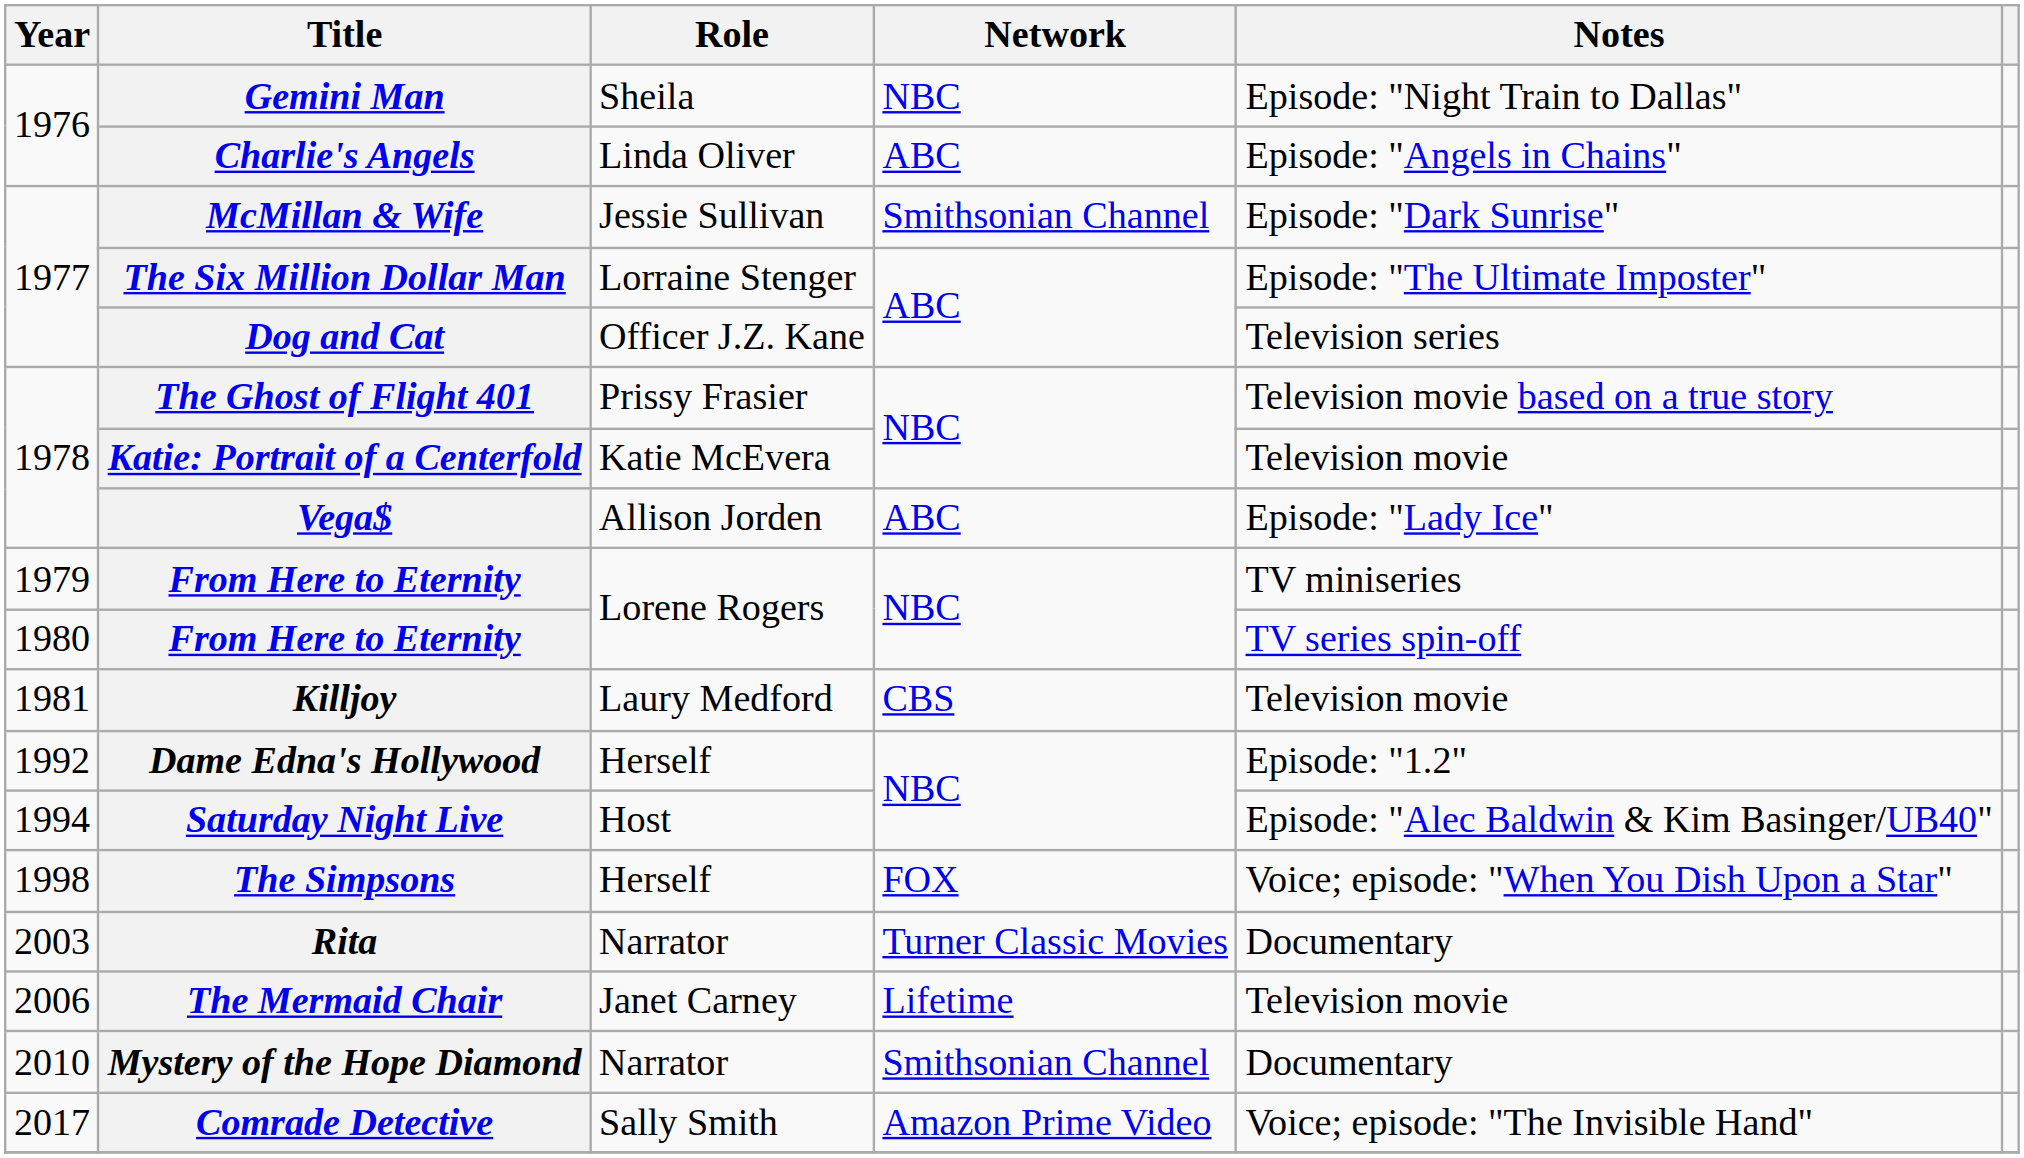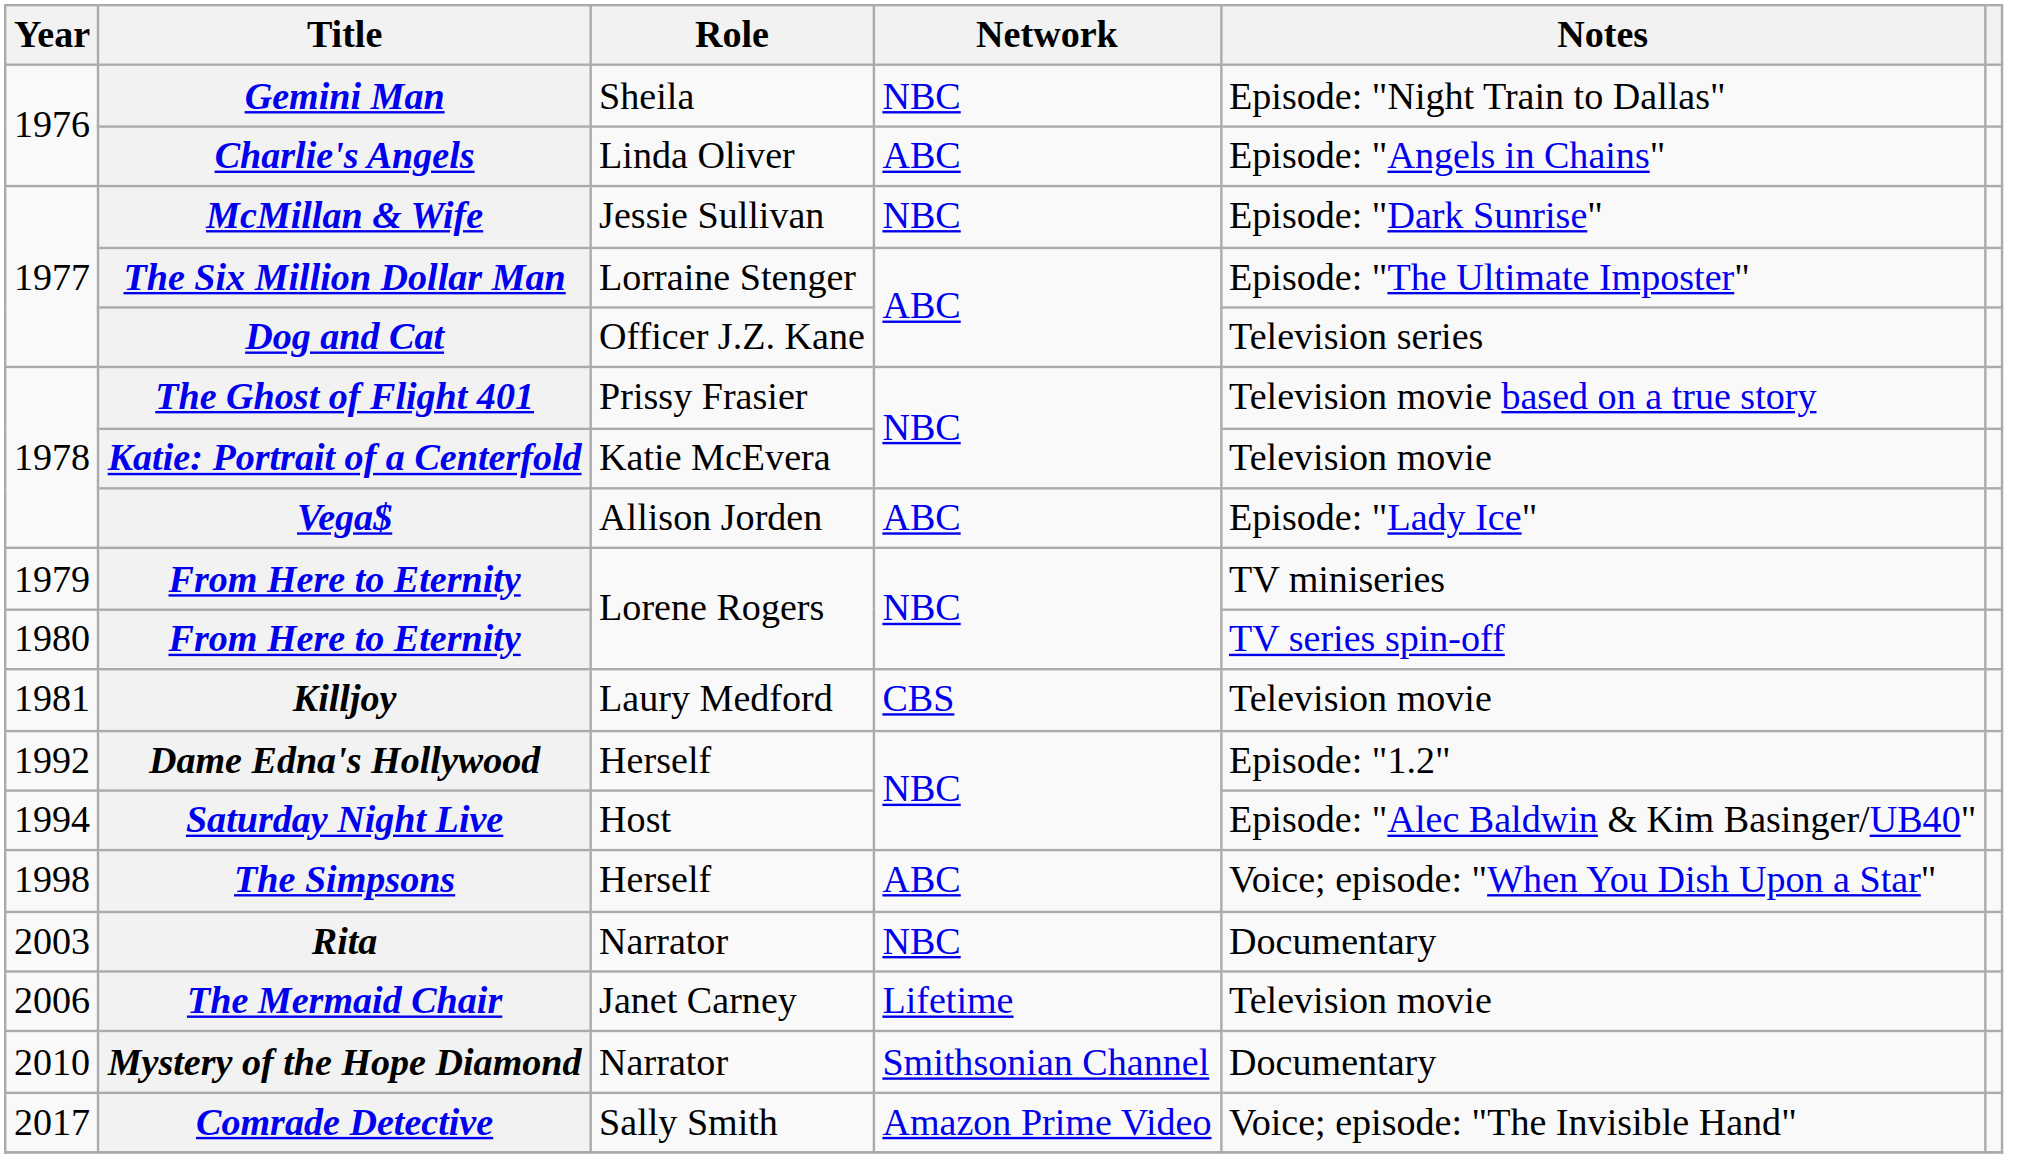(1046, 215) Smithsonian Channel -> (922, 215) NBC
(921, 880) FOX -> (922, 880) ABC
(1055, 940) Turner Classic Movies -> (922, 940) NBC
